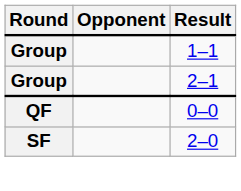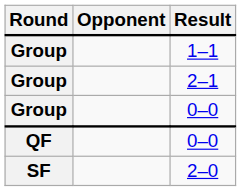+ row: (39, 110)
